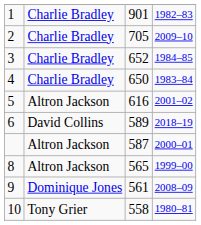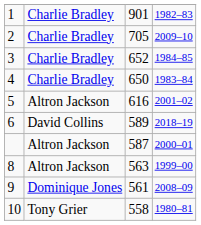(139, 166) 565 -> (139, 166) 563
